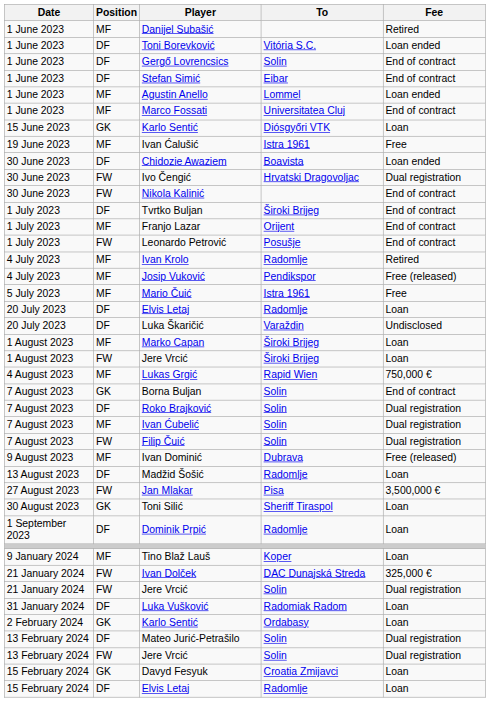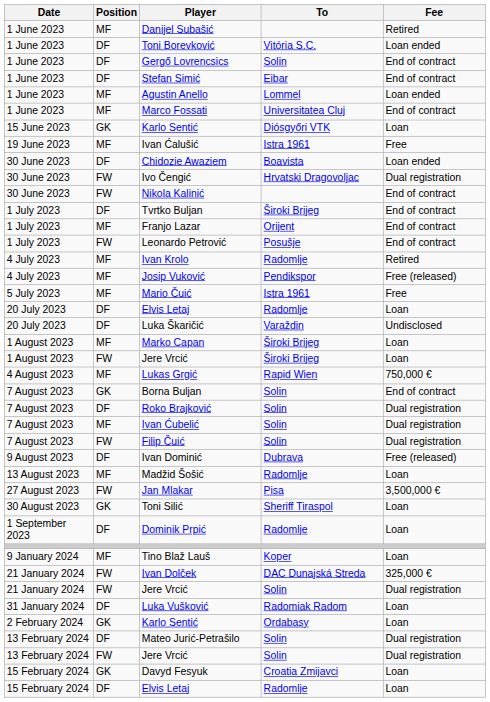(104, 458) MF -> (103, 458) DF
(103, 474) DF -> (104, 474) MF
